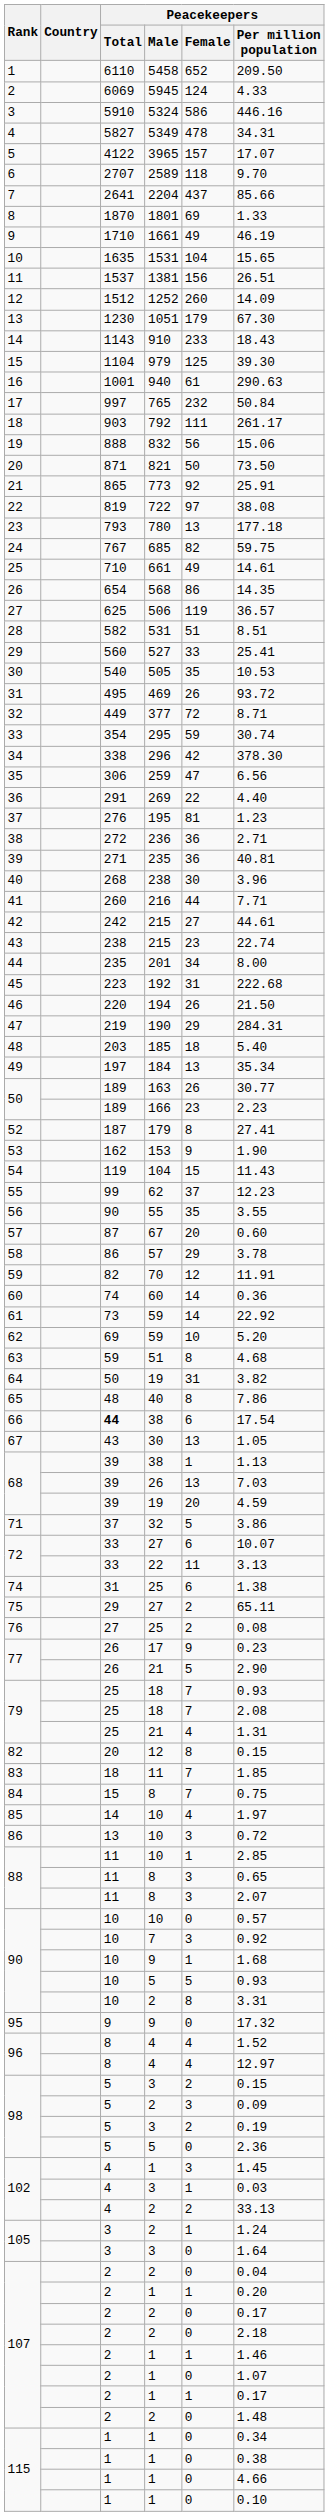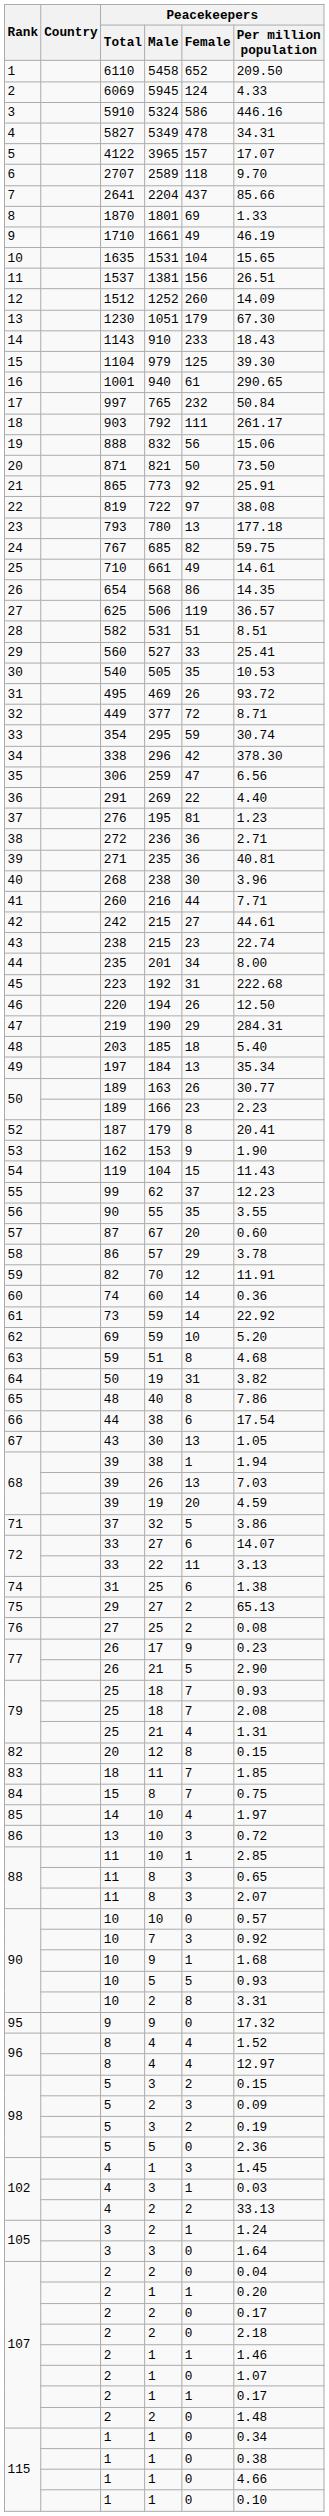(260, 383) 290.63 -> (260, 383) 290.65
(256, 1005) 21.50 -> (256, 1005) 12.50
(256, 1130) 27.41 -> (256, 1130) 20.41
(111, 1421) bold -> (111, 1421) normal
(252, 1462) 1.13 -> (252, 1462) 1.94
(256, 1545) 10.07 -> (256, 1545) 14.07
(256, 1608) 65.11 -> (256, 1608) 65.13
